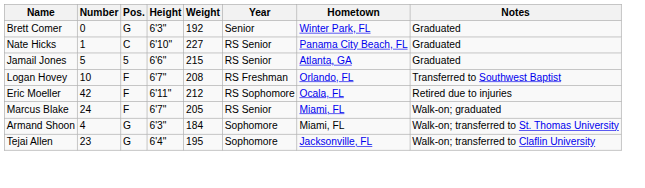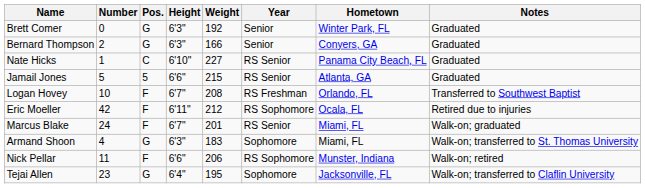+ row: (50, 45)
(195, 110) 205 -> (214, 126) 201
(195, 126) 184 -> (214, 142) 183
+ row: (31, 158)
